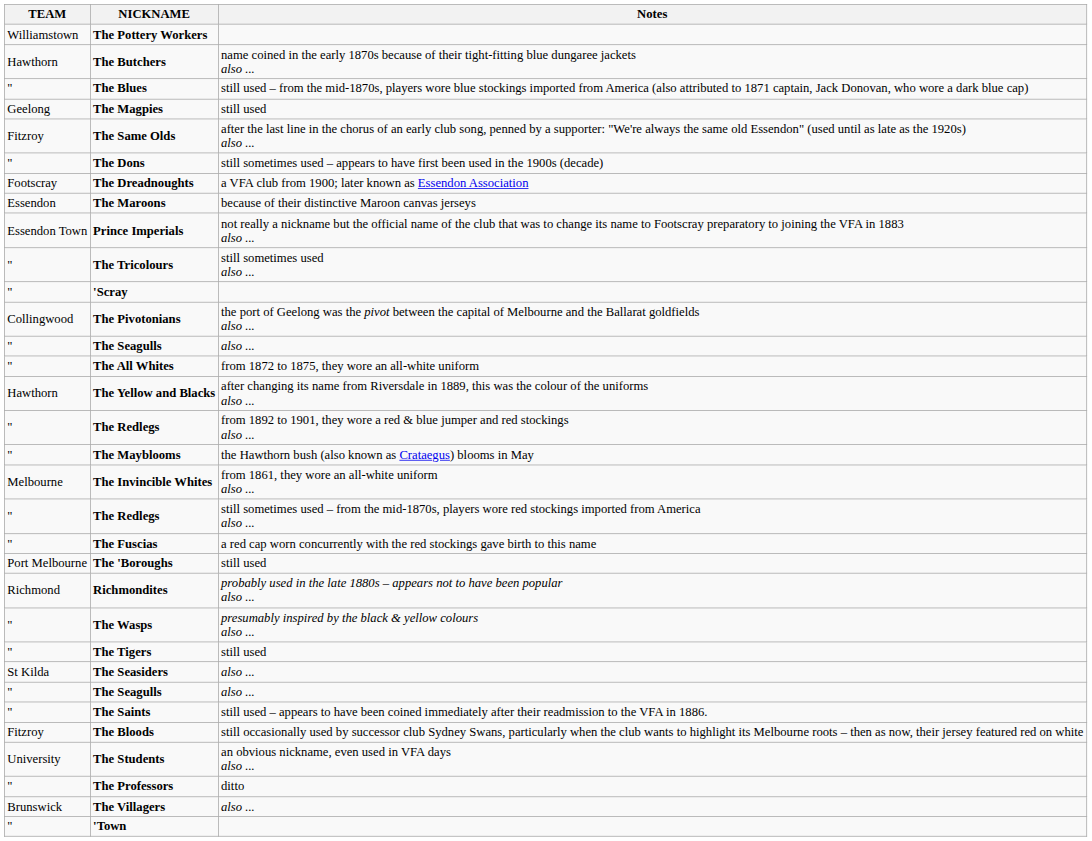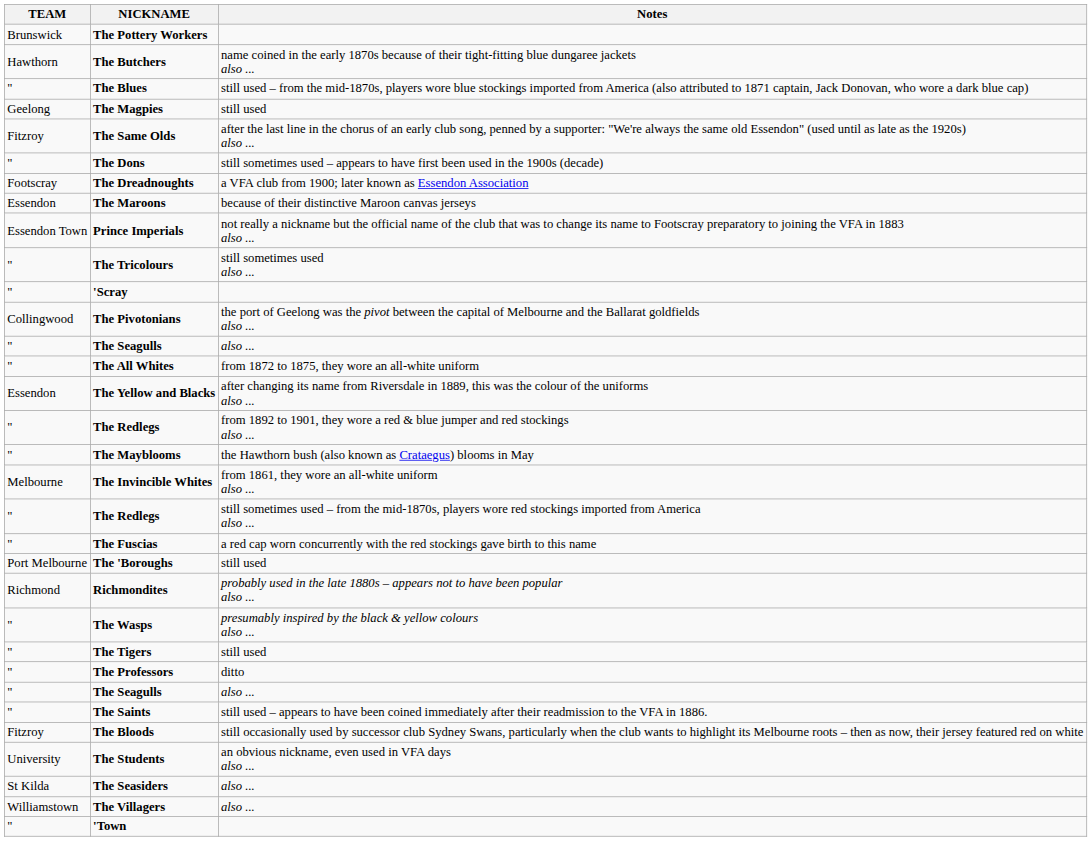(43, 34) Williamstown -> (35, 34) Brunswick
(33, 393) Hawthorn -> (32, 393) Essendon
rows swapped: (131, 672) <-> (133, 786)
(35, 806) Brunswick -> (43, 806) Williamstown
